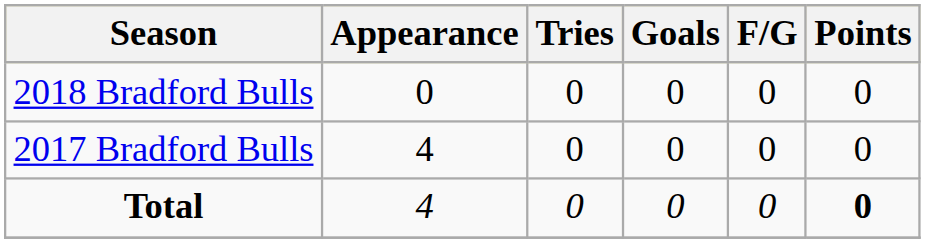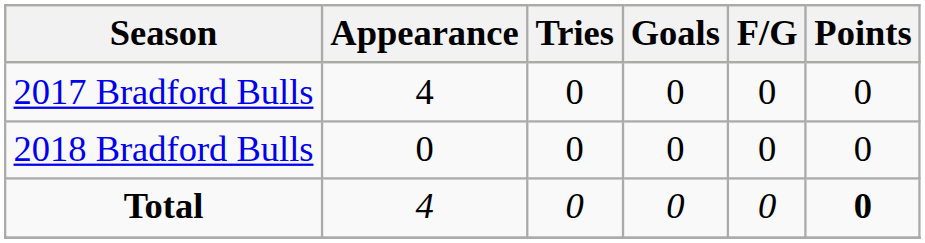rows swapped: (164, 149) <-> (164, 91)
